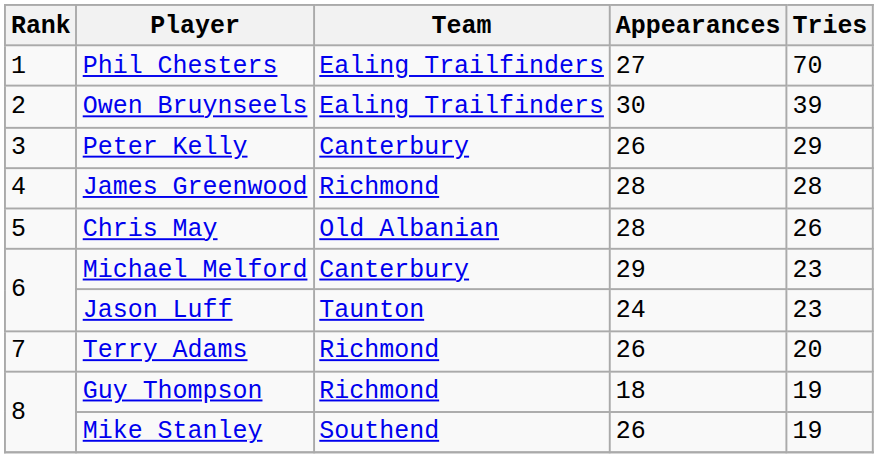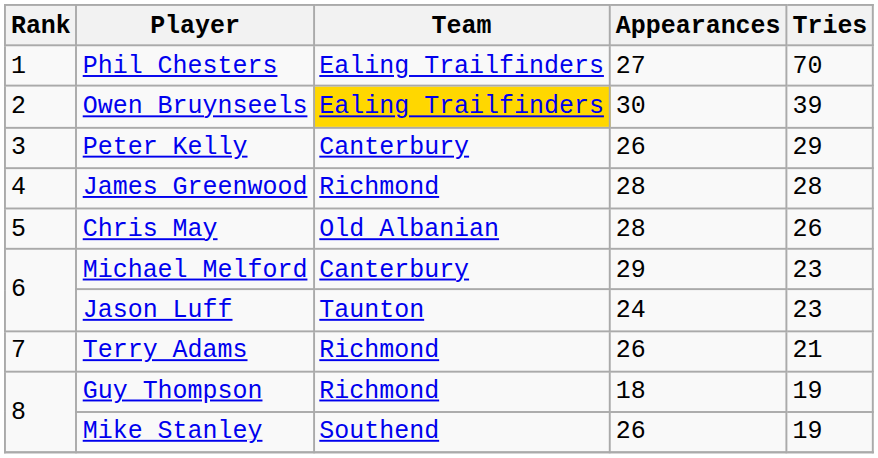(462, 107) no background -> (462, 107) gold background
(807, 351) 20 -> (807, 351) 21
